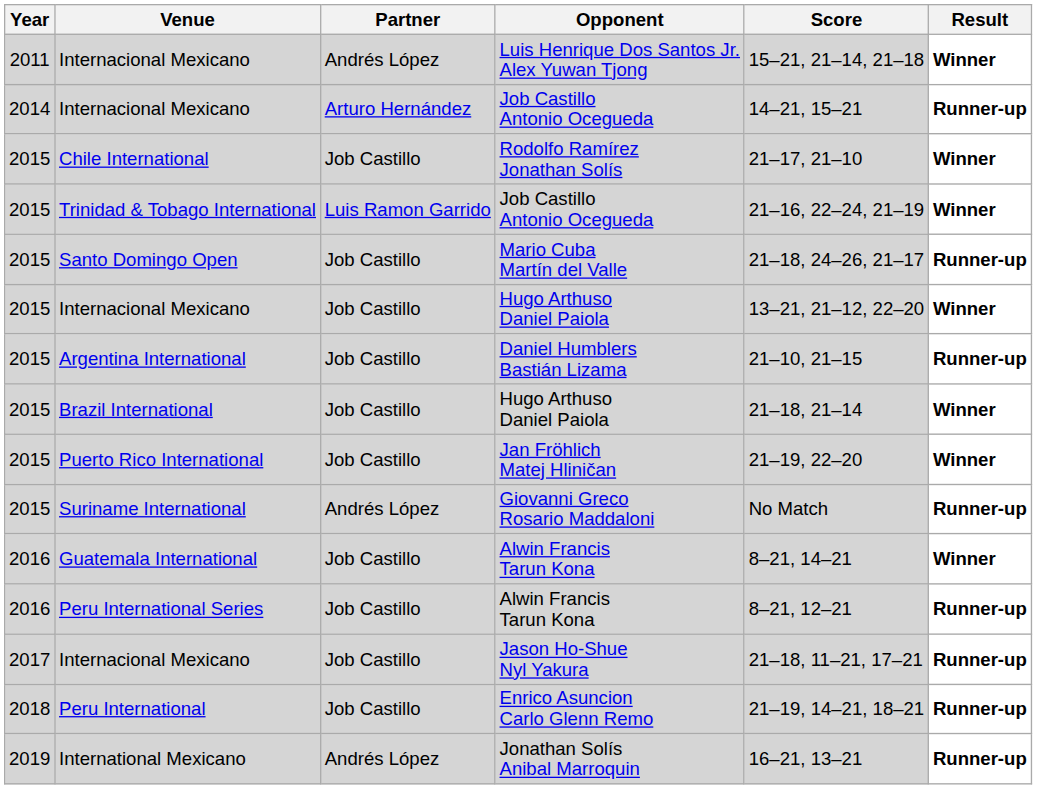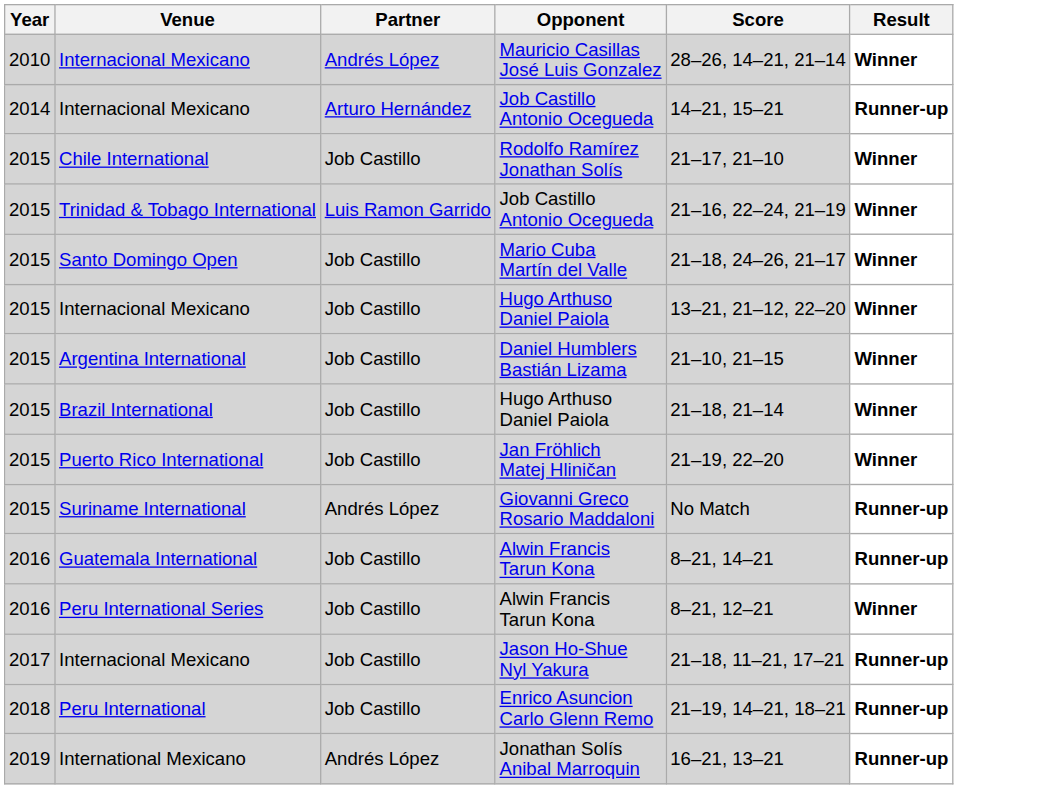+ row: (154, 59)
- row: (154, 59)
(980, 259) Runner-up -> (886, 259) Winner
(980, 359) Runner-up -> (886, 359) Winner
(964, 559) Winner -> (901, 559) Runner-up
(980, 609) Runner-up -> (886, 609) Winner
